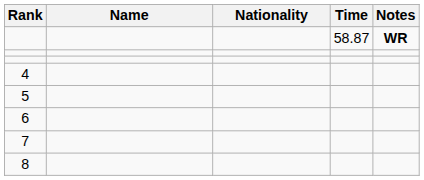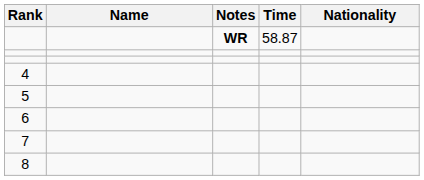columns swapped: (271, 15) <-> (396, 15)
